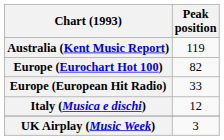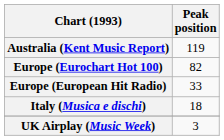(196, 106) 12 -> (196, 106) 18
